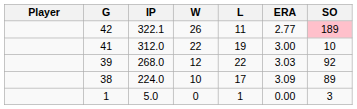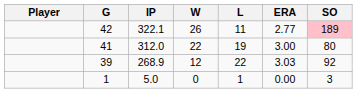(330, 46) 10 -> (330, 46) 80
(151, 63) 268.0 -> (151, 63) 268.9
- row: (106, 79)
